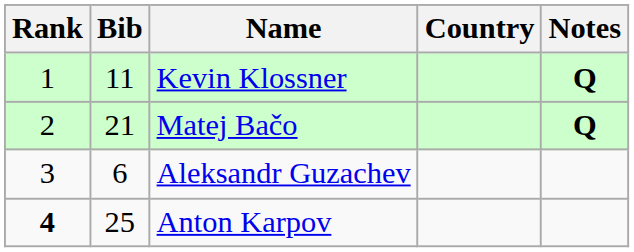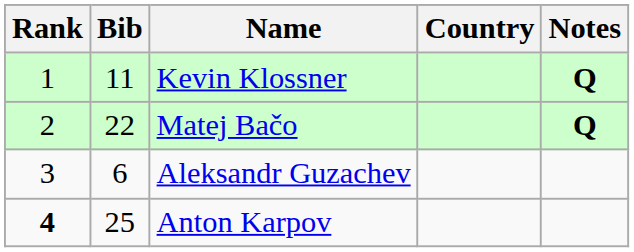(120, 125) 21 -> (120, 125) 22
